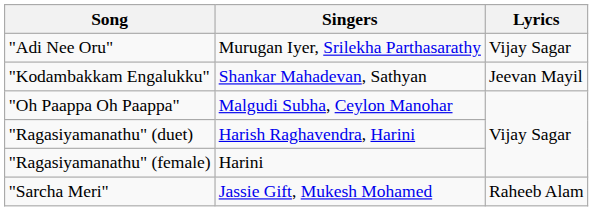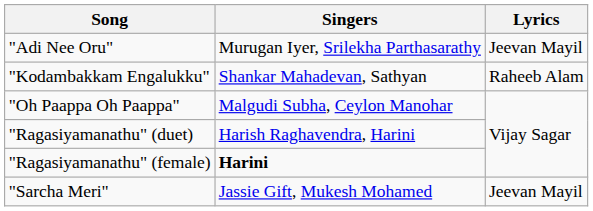(530, 47) Vijay Sagar -> (536, 47) Jeevan Mayil
(536, 76) Jeevan Mayil -> (536, 76) Raheeb Alam
(241, 163) normal -> (243, 163) bold
(536, 192) Raheeb Alam -> (536, 192) Jeevan Mayil
